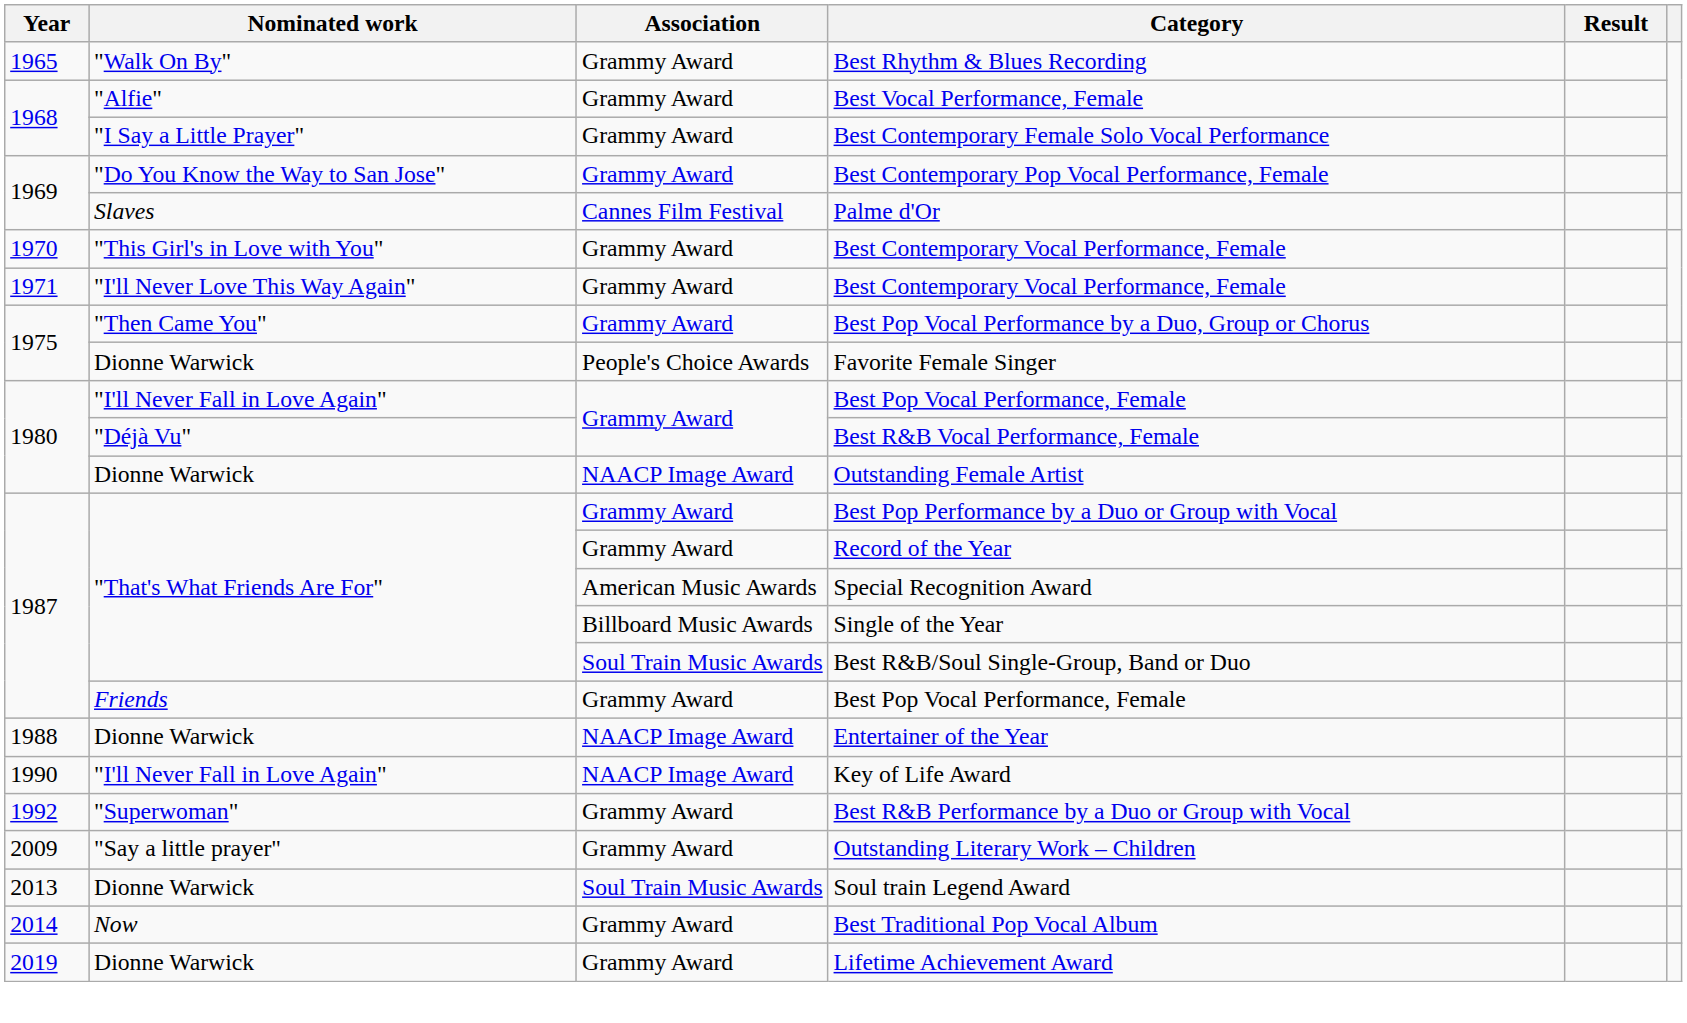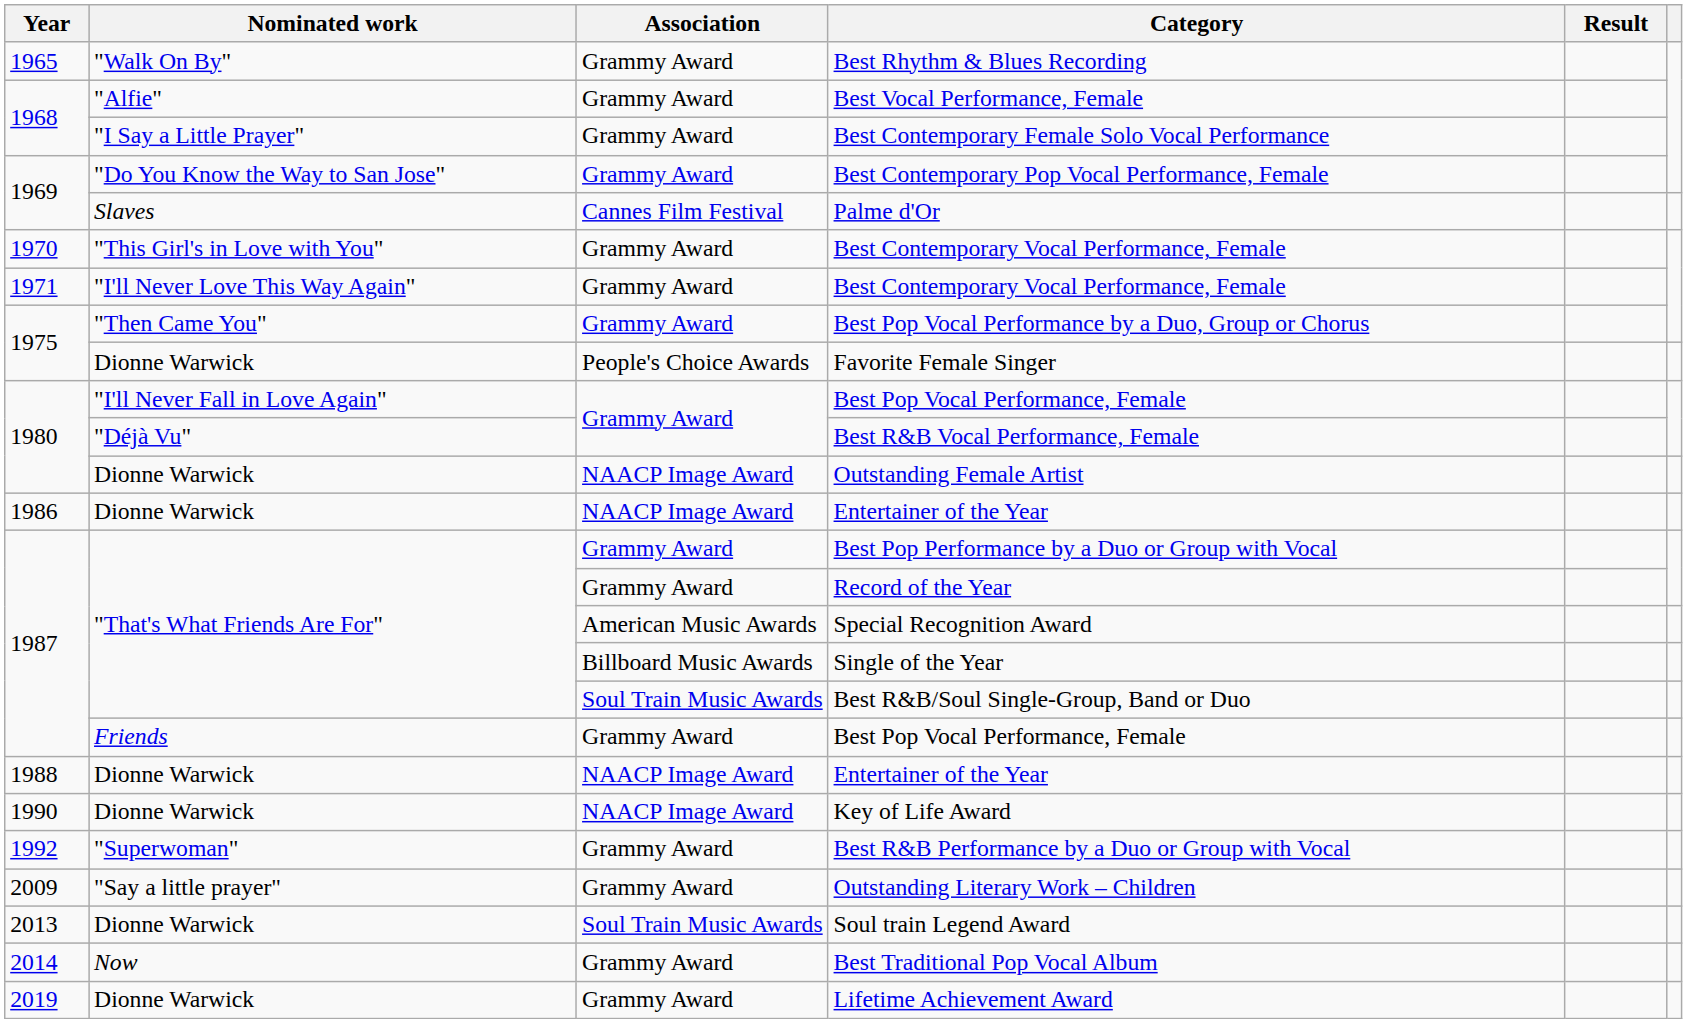+ row: (34, 511)
(240, 774) "I'll Never Fall in Love Again" -> (174, 811) Dionne Warwick
